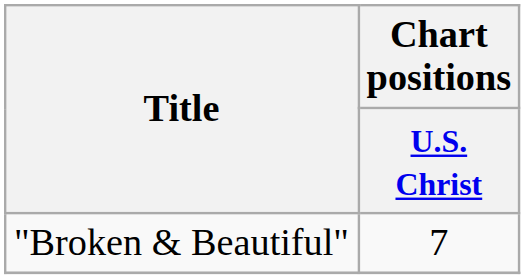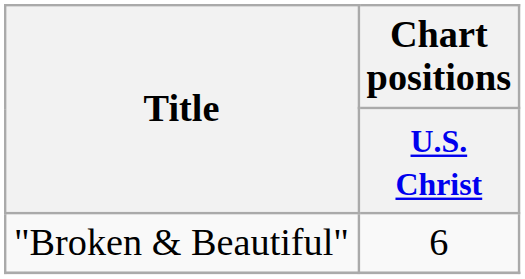(439, 242) 7 -> (439, 242) 6
